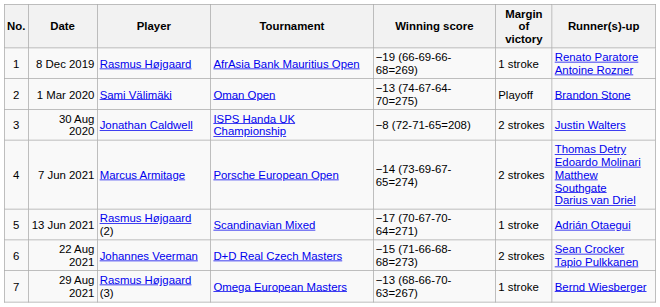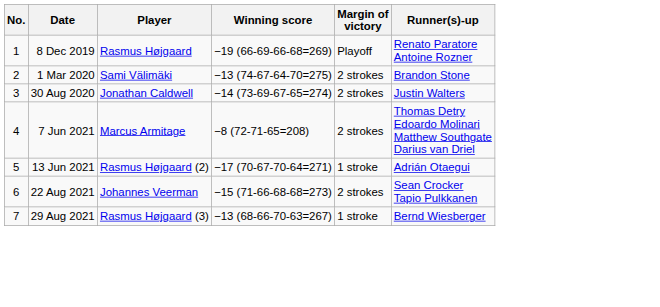- column: (292, 26)
(519, 64) 1 stroke -> (355, 51) Playoff
(516, 94) Playoff -> (360, 75) 2 strokes
(423, 125) −8 (72-71-65=208) -> (273, 93) −14 (73-69-67-65=274)
(414, 175) −14 (73-69-67-65=274) -> (262, 130) −8 (72-71-65=208)
